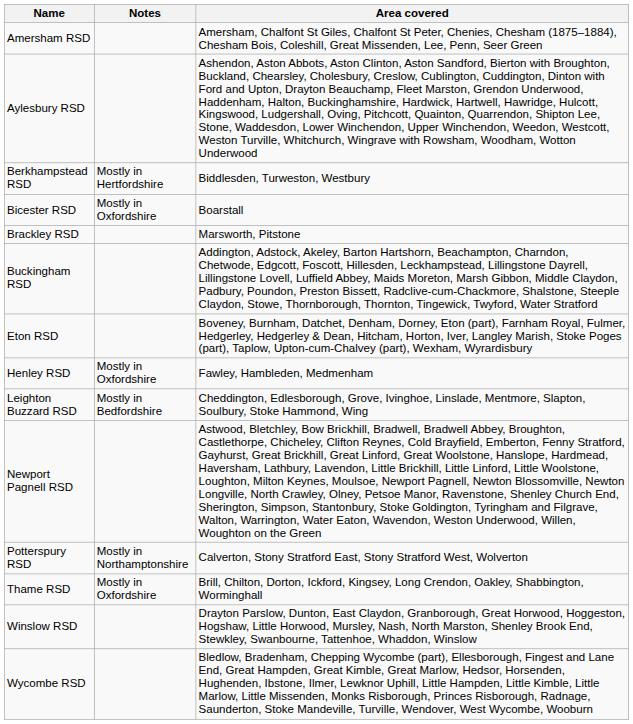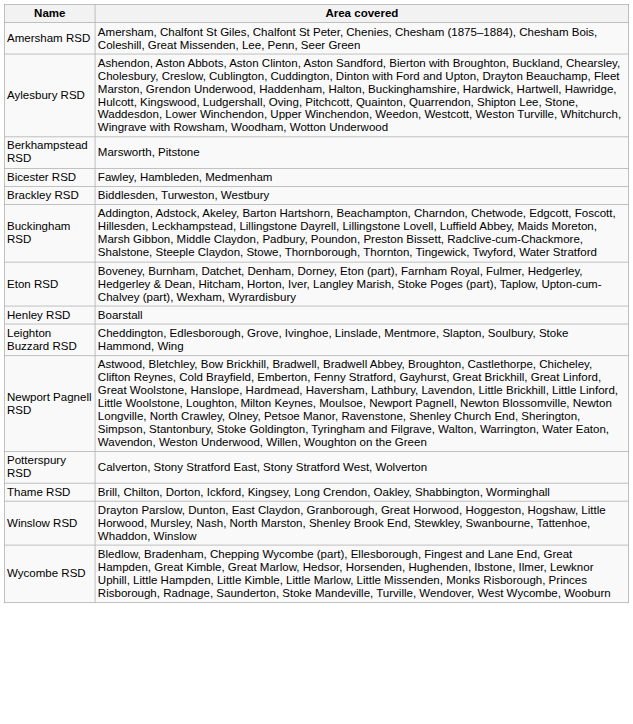- column: (145, 13)
(284, 178) Biddlesden, Turweston, Westbury -> (149, 152) Marsworth, Pitstone
(221, 209) Boarstall -> (185, 177) Fawley, Hambleden, Medmenham
(249, 234) Marsworth, Pitstone -> (184, 195) Biddlesden, Turweston, Westbury
(286, 373) Fawley, Hambleden, Medmenham -> (120, 315) Boarstall
